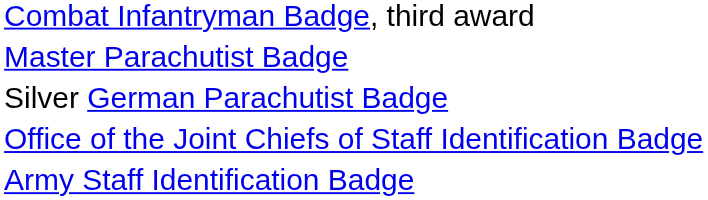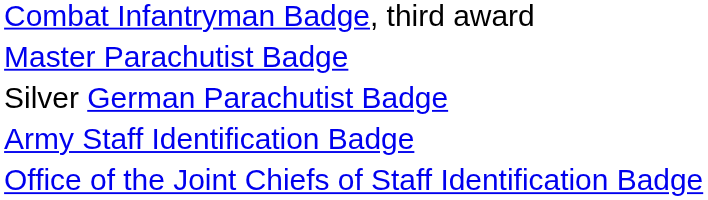rows swapped: (209, 180) <-> (354, 139)
